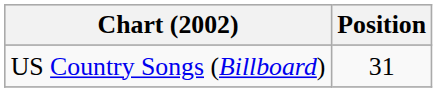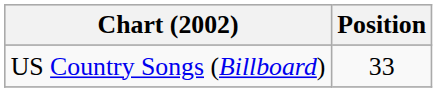(382, 65) 31 -> (382, 65) 33
